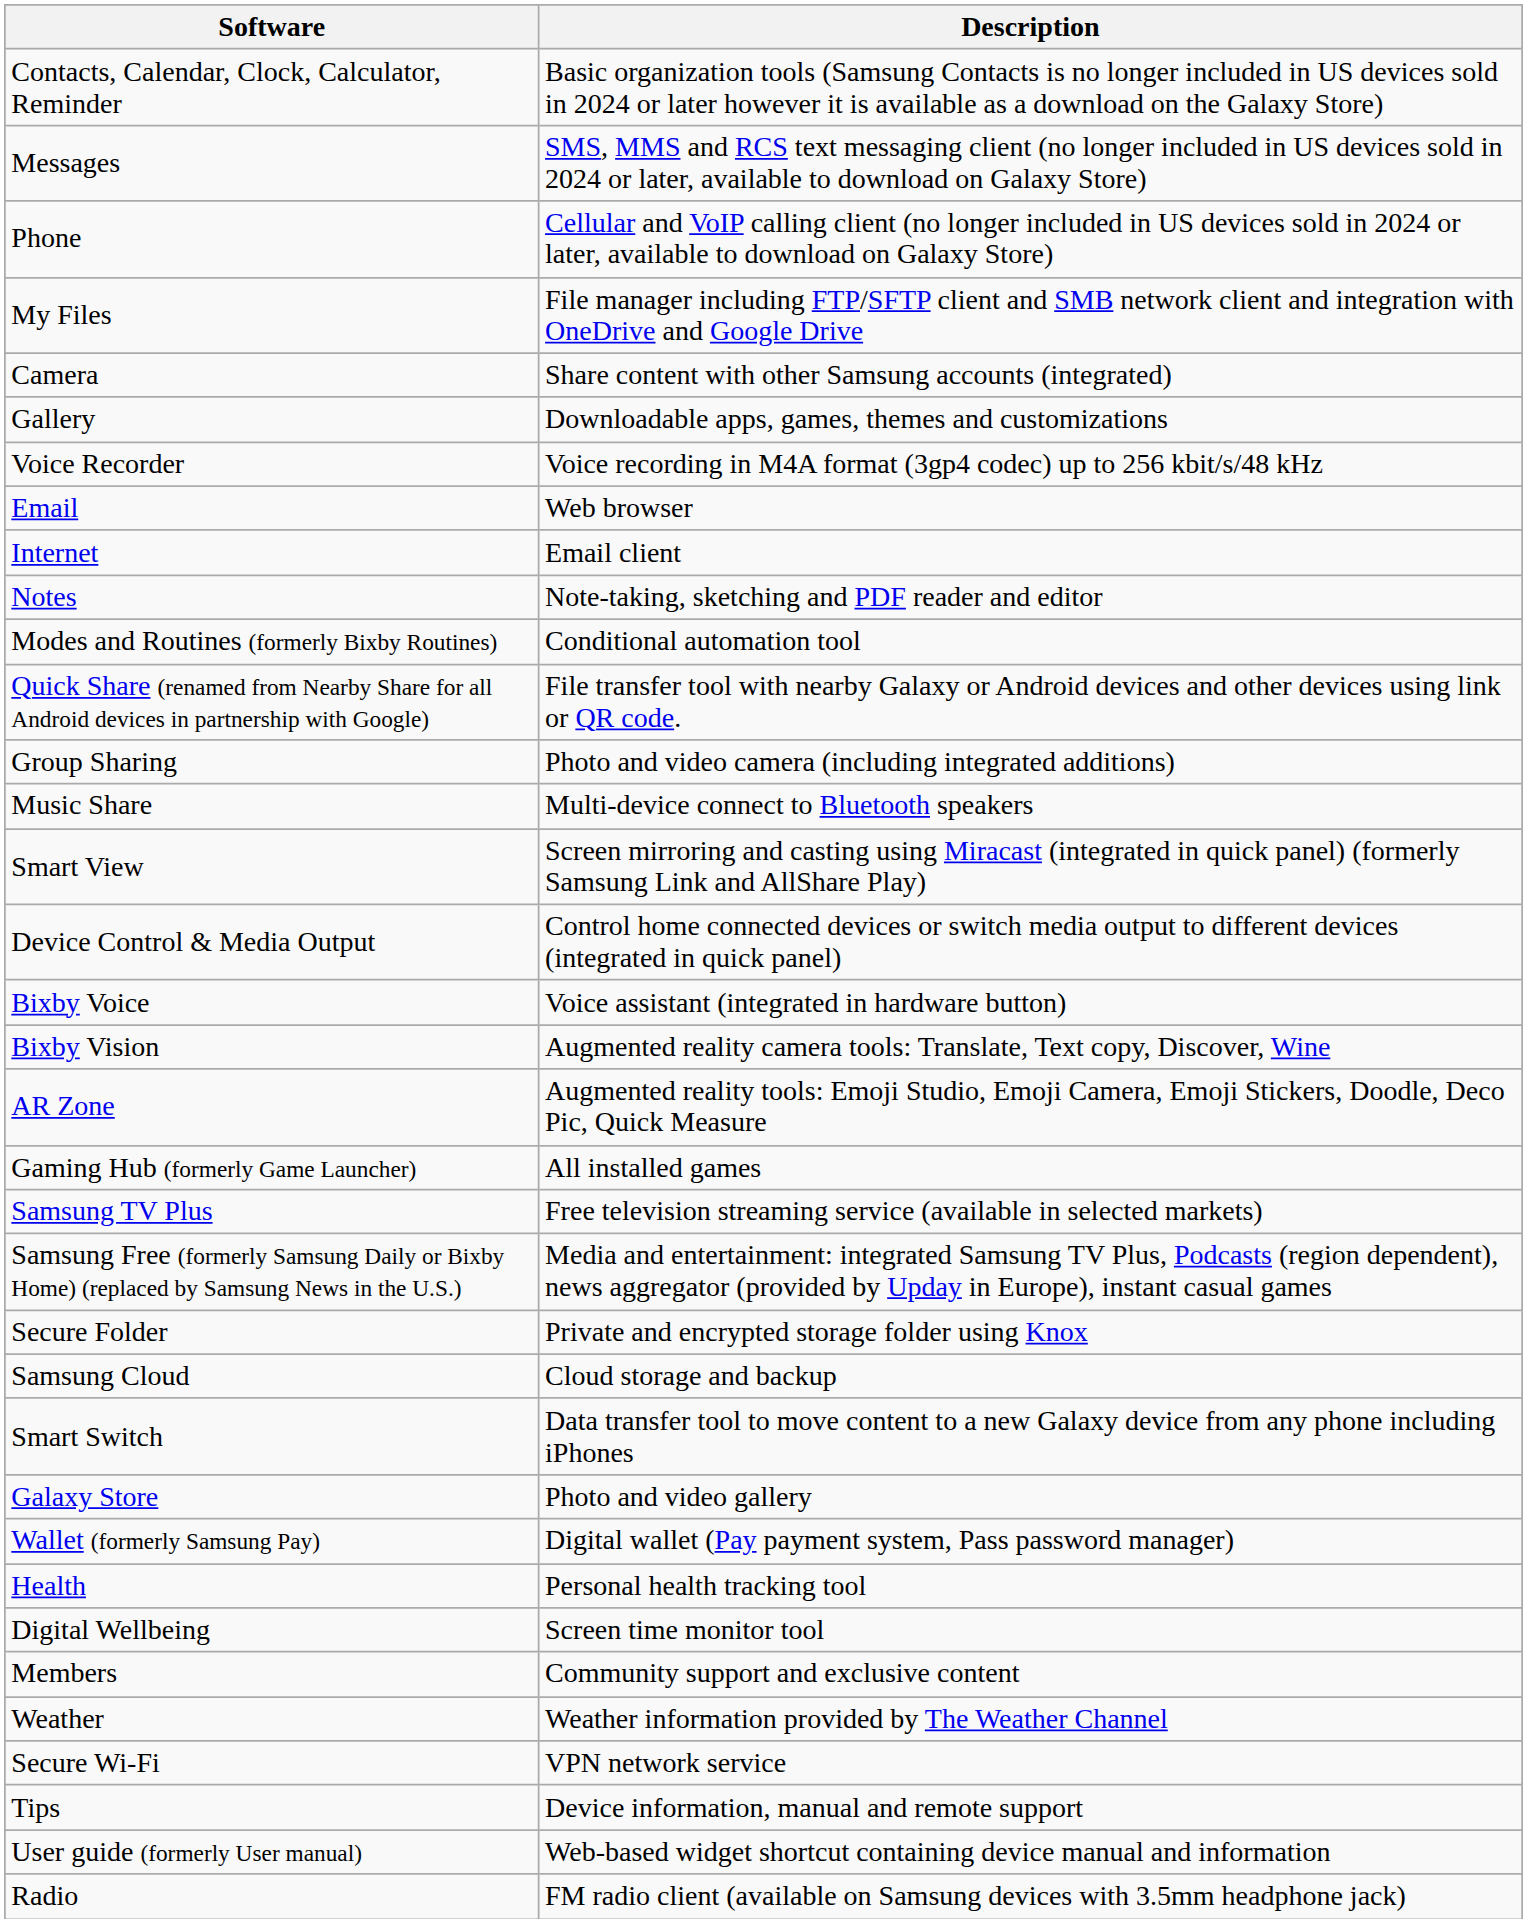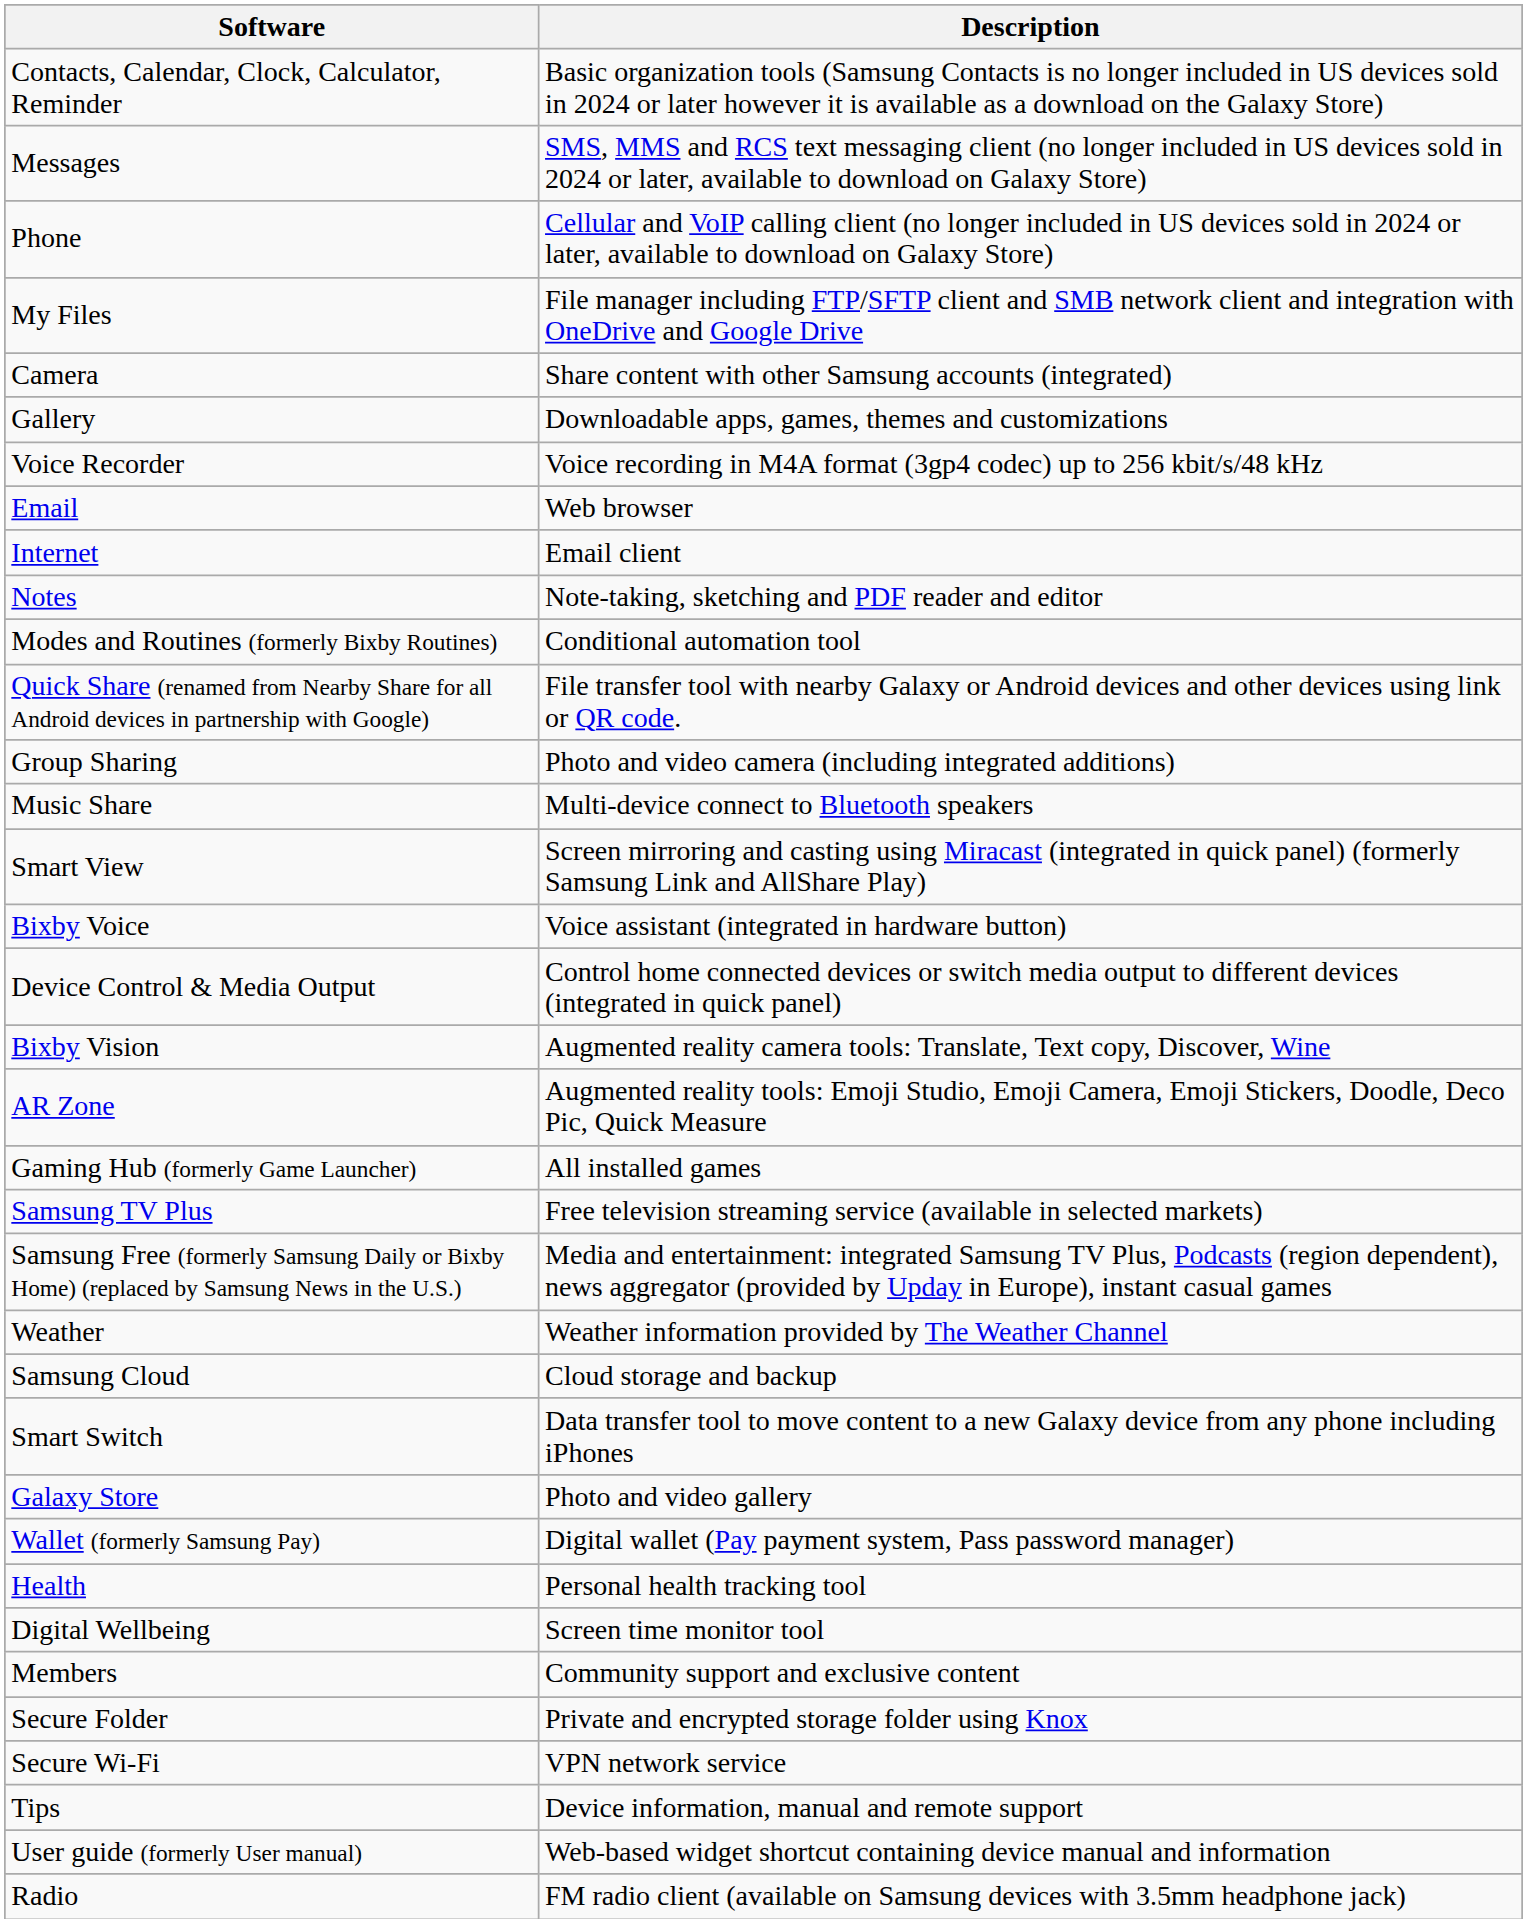rows swapped: (193, 941) <-> (80, 1002)
rows swapped: (58, 1718) <-> (89, 1331)
